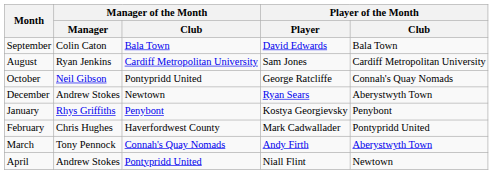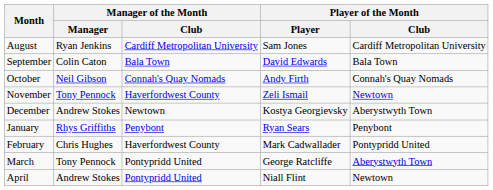rows swapped: (22, 62) <-> (29, 45)
(163, 78) Pontypridd United -> (175, 78) Connah's Quay Nomads
(297, 78) George Ratcliffe -> (286, 78) Andy Firth
+ row: (29, 95)
(286, 95) Ryan Sears -> (305, 111) Kostya Georgievsky
(305, 111) Kostya Georgievsky -> (286, 128) Ryan Sears
(175, 144) Connah's Quay Nomads -> (163, 161) Pontypridd United
(286, 144) Andy Firth -> (297, 161) George Ratcliffe
